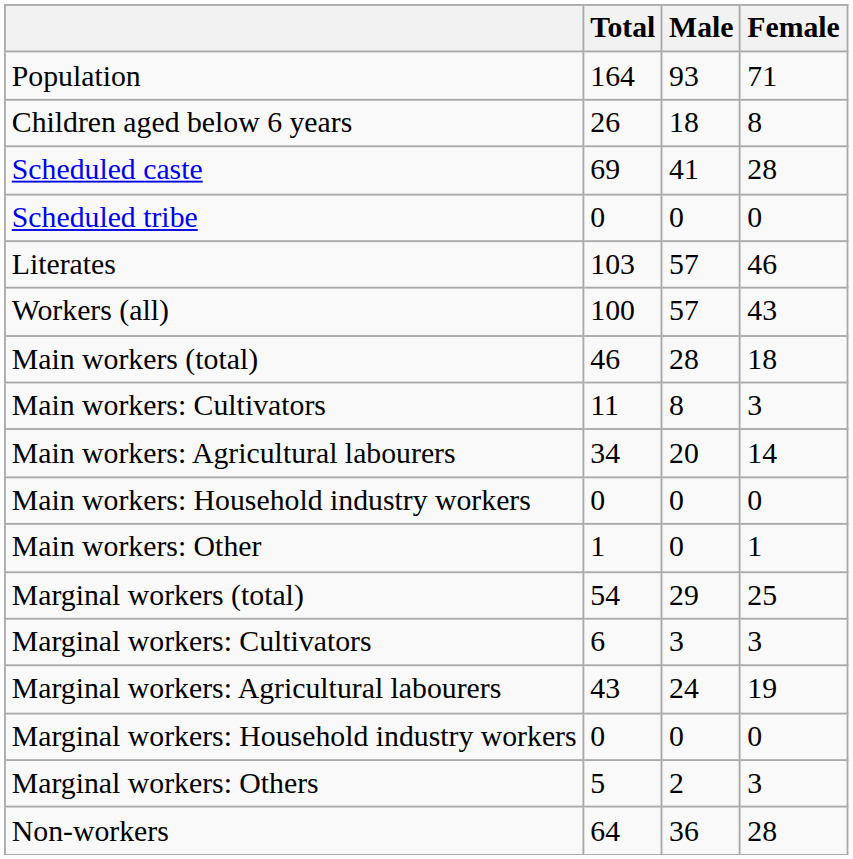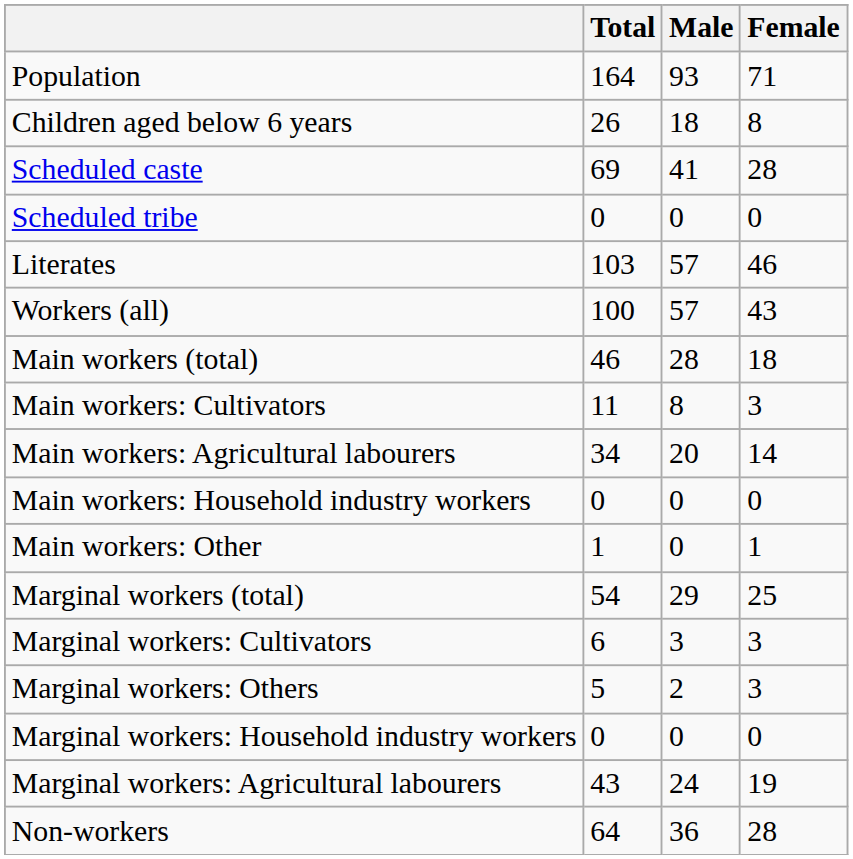rows swapped: (257, 688) <-> (165, 783)
